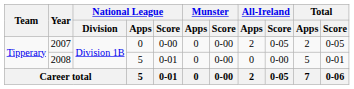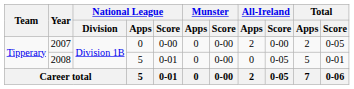(279, 44) 0-05 -> (279, 44) 0-00
(279, 60) 0-00 -> (279, 60) 0-05
